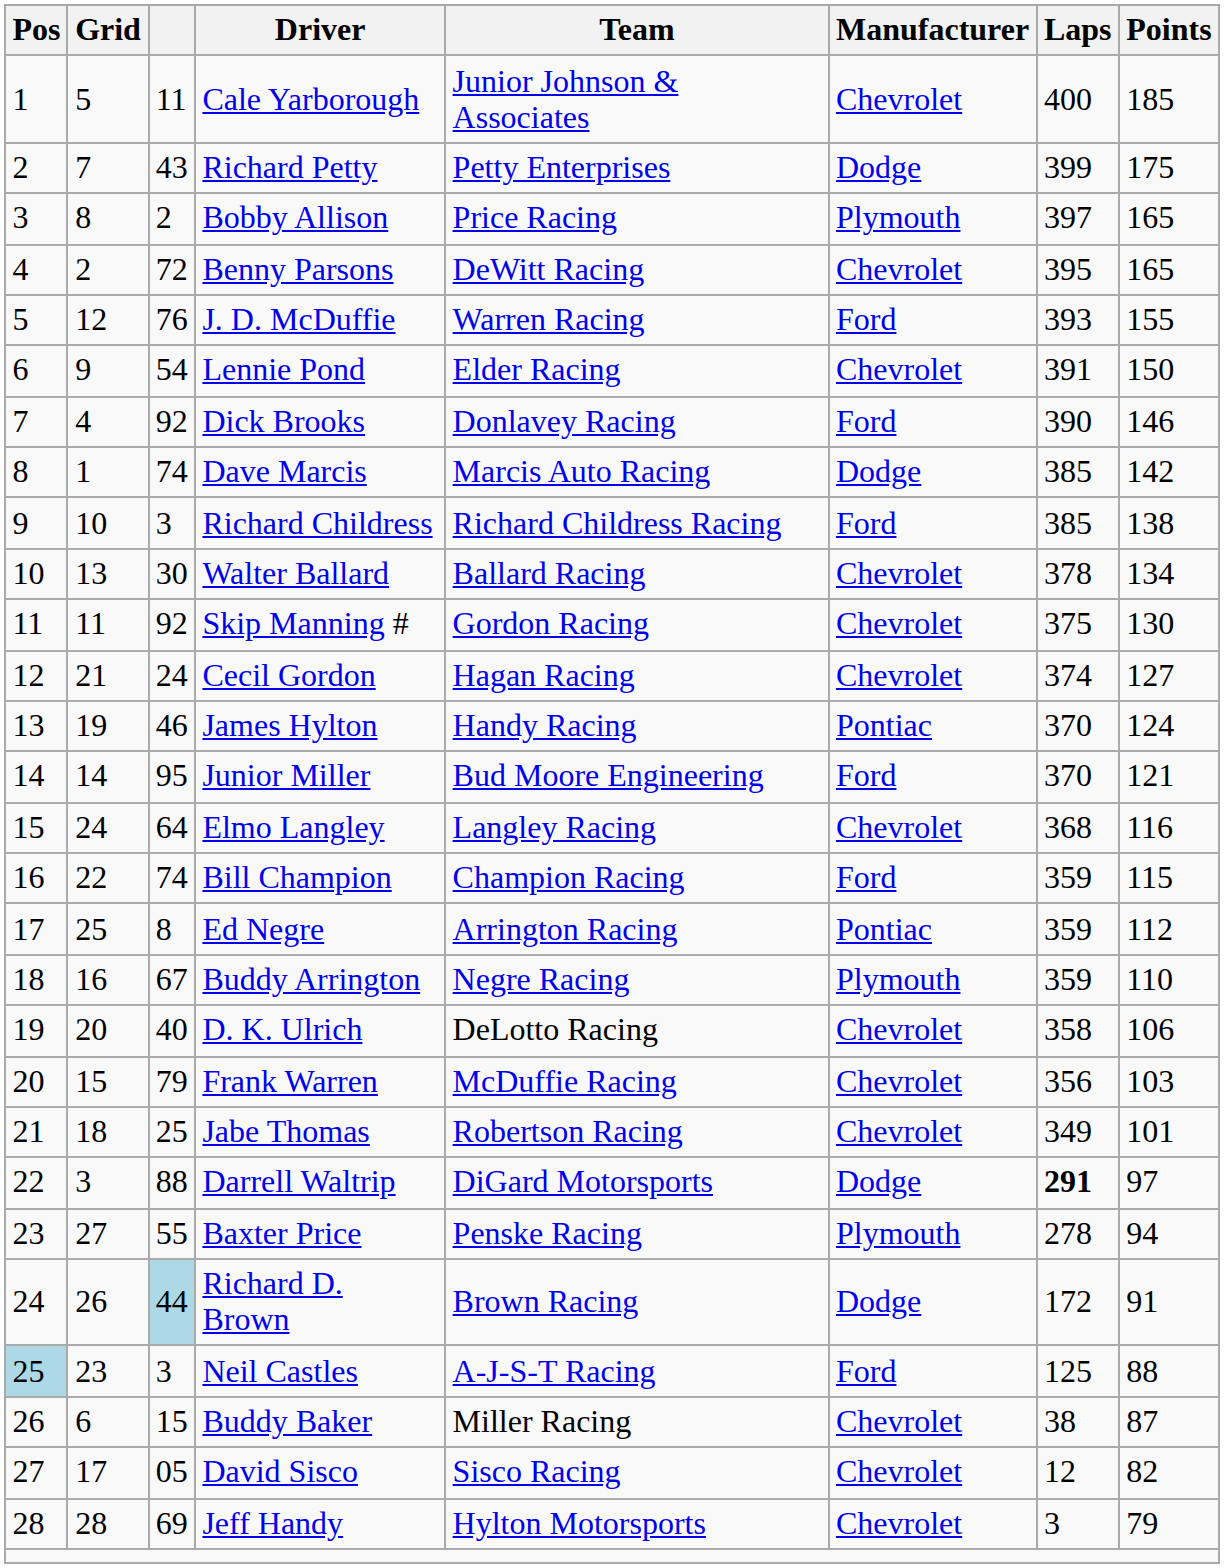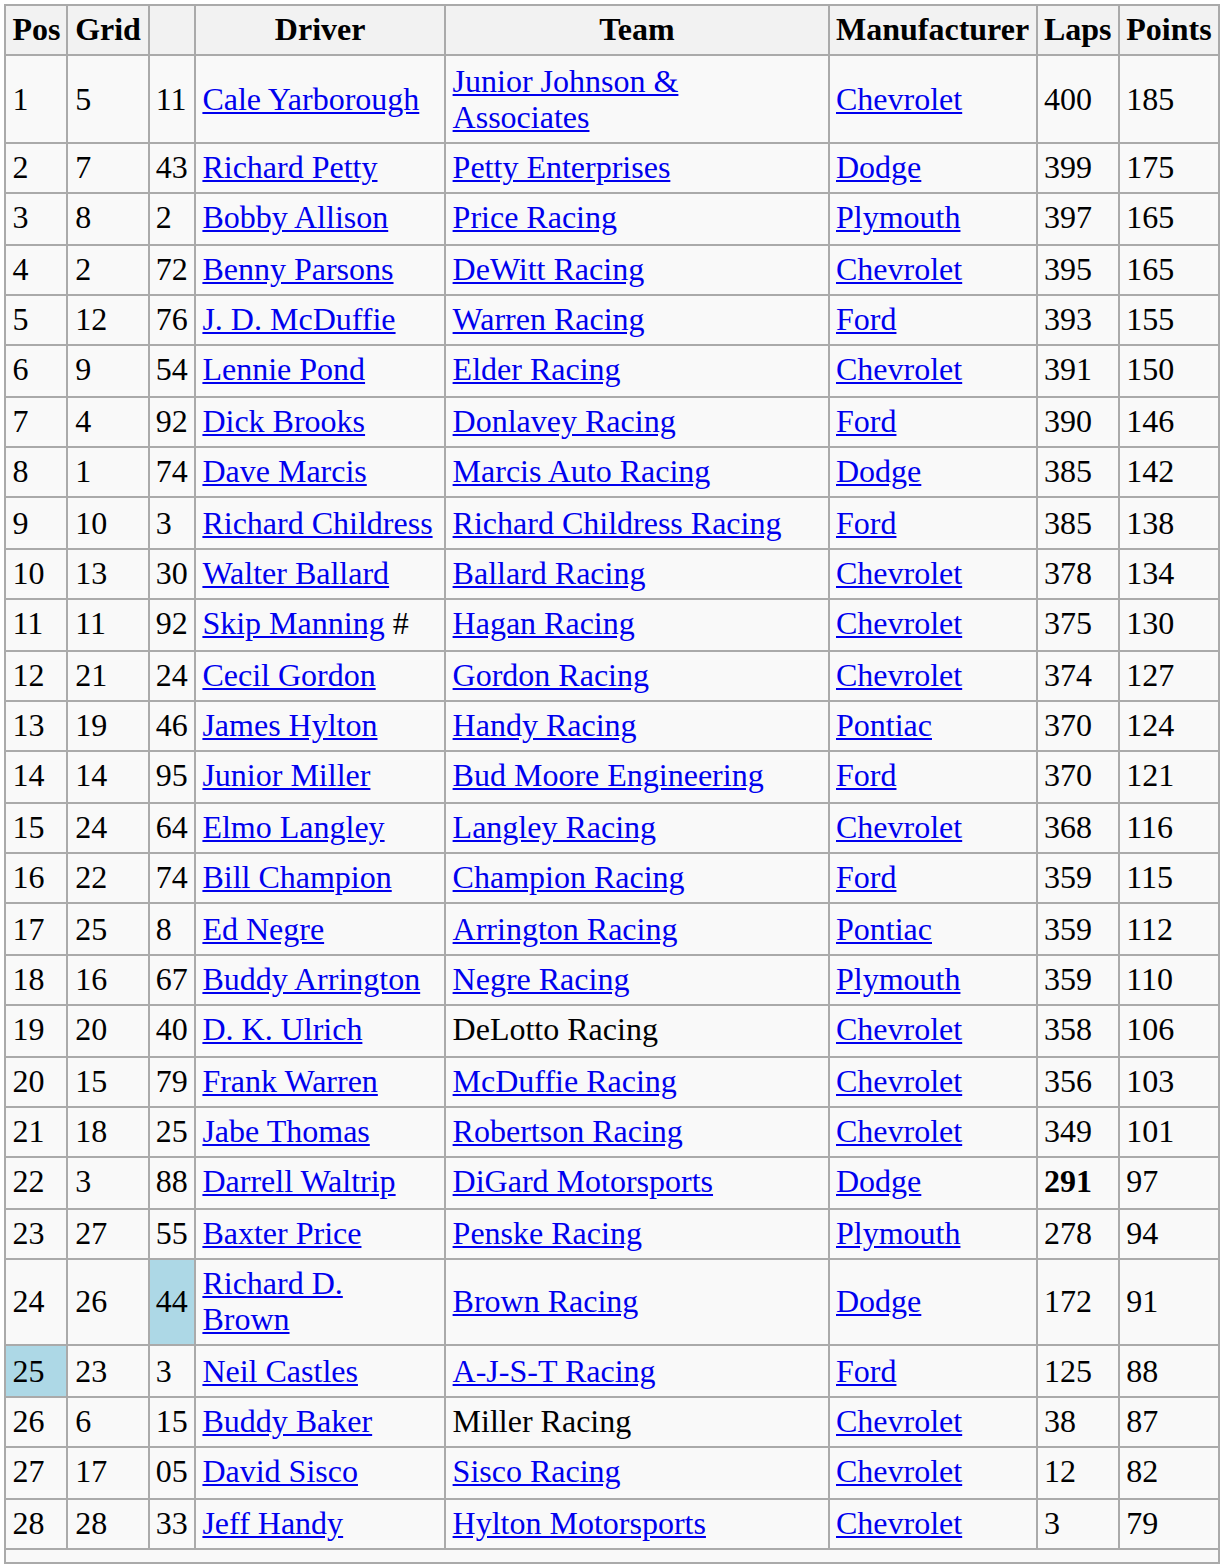(551, 624) Gordon Racing -> (544, 624) Hagan Racing
(544, 674) Hagan Racing -> (551, 674) Gordon Racing
(172, 1522) 69 -> (172, 1522) 33
